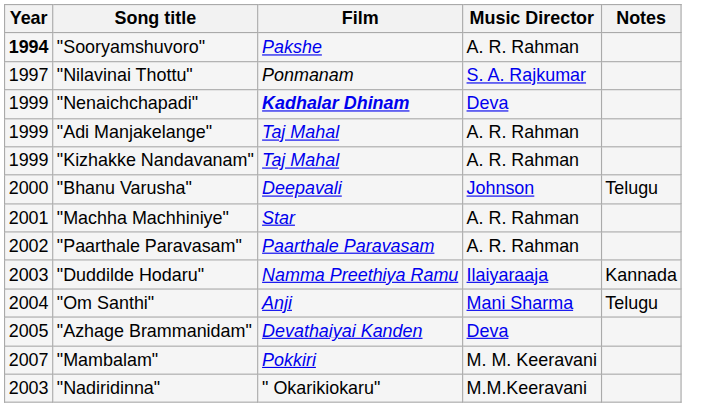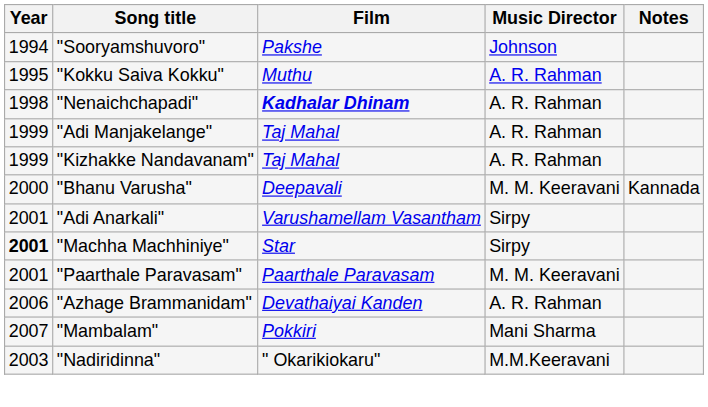(29, 47) bold -> (29, 47) normal
(523, 47) A. R. Rahman -> (523, 47) Johnson
+ row: (140, 75)
- row: (125, 75)
(29, 103) 1999 -> (29, 103) 1998
(487, 103) Deva -> (545, 103) A. R. Rahman
(500, 189) Johnson -> (554, 189) M. M. Keeravani
(632, 189) Telugu -> (664, 189) Kannada
+ row: (110, 217)
(29, 217) normal -> (29, 246) bold
(523, 217) A. R. Rahman -> (510, 246) Sirpy
(29, 246) 2002 -> (29, 274) 2001
(523, 246) A. R. Rahman -> (554, 274) M. M. Keeravani
- row: (130, 274)
- row: (106, 302)
(29, 331) 2005 -> (29, 302) 2006
(487, 331) Deva -> (545, 302) A. R. Rahman
(532, 359) M. M. Keeravani -> (542, 331) Mani Sharma
